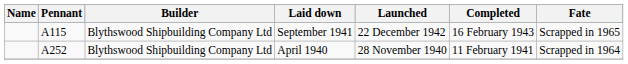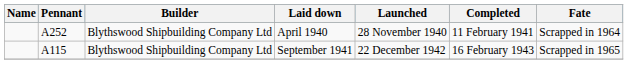rows swapped: (315, 31) <-> (302, 50)
